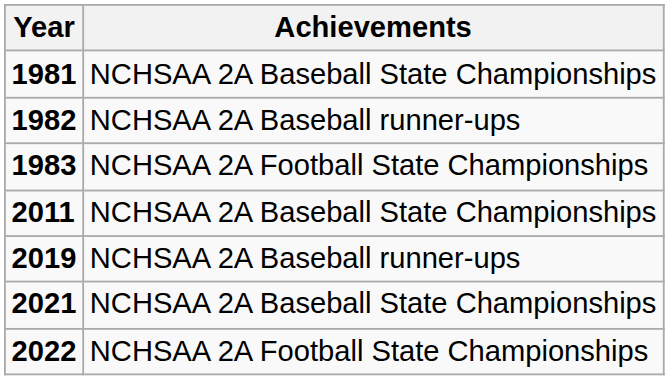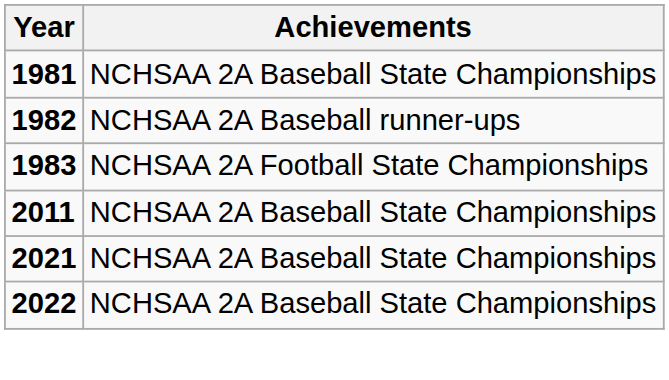- row: (44, 258)
(369, 350) NCHSAA 2A Football State Championships -> (373, 304) NCHSAA 2A Baseball State Championships
